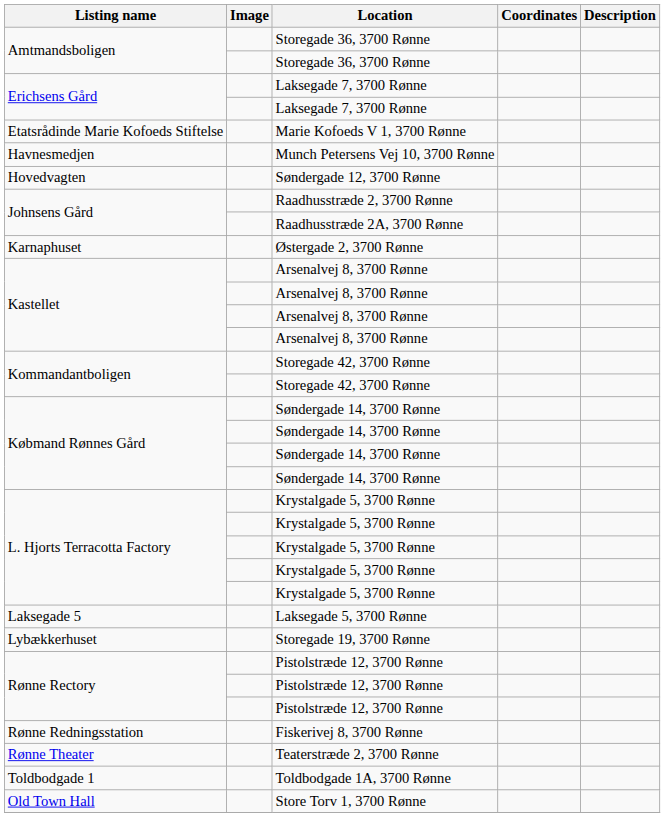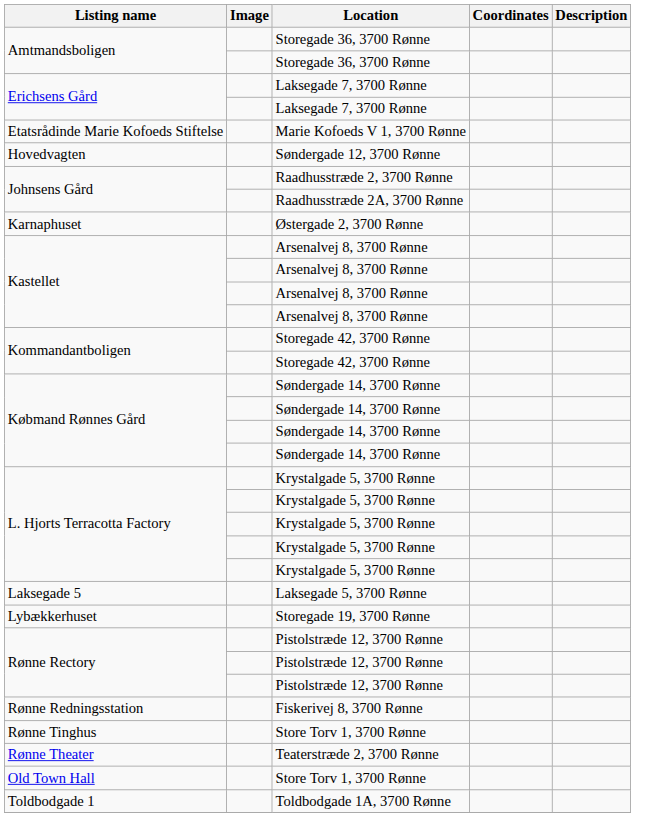- row: (51, 154)
+ row: (52, 731)
rows swapped: (51, 801) <-> (51, 778)
